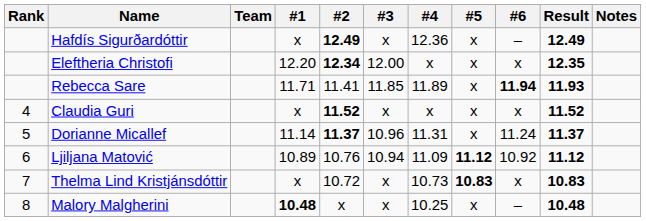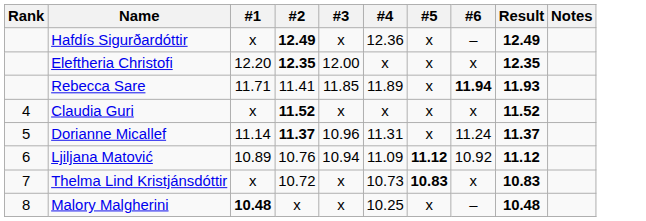- column: (253, 16)
(342, 63) 12.34 -> (297, 63) 12.35
